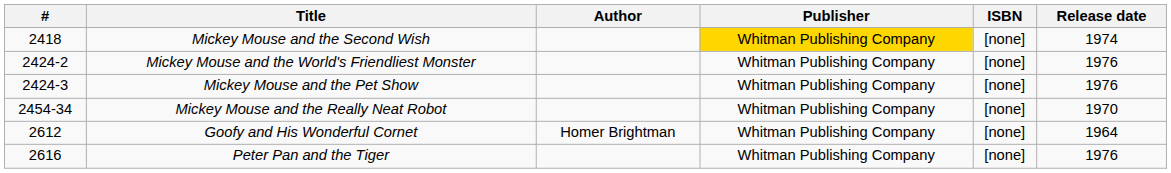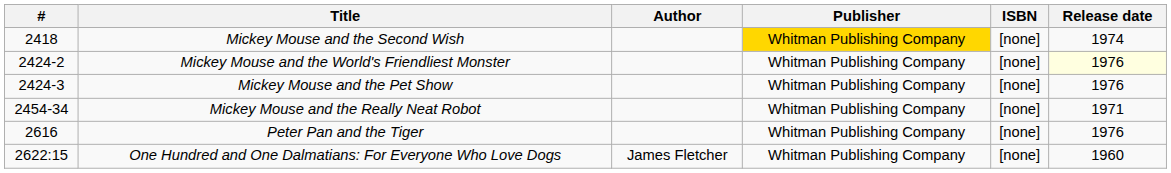(1102, 62) no background -> (1108, 62) lightyellow background
(1102, 109) 1970 -> (1108, 109) 1971
- row: (311, 132)
+ row: (345, 156)
